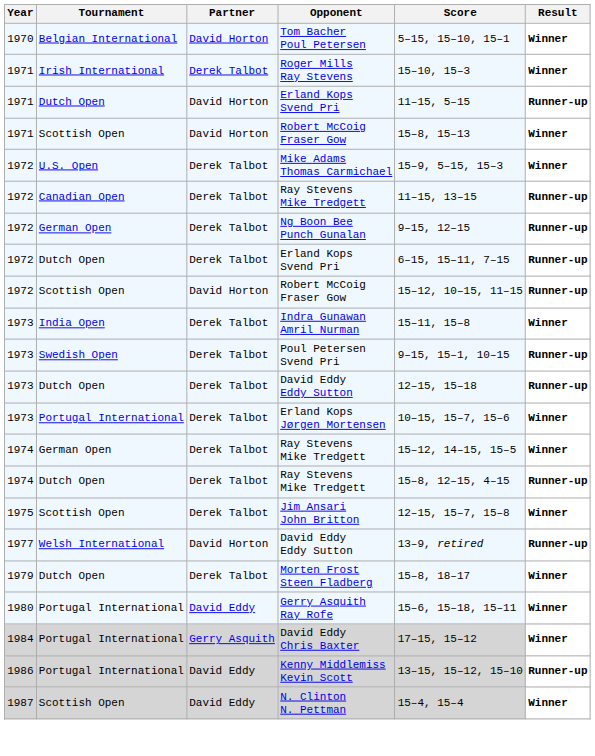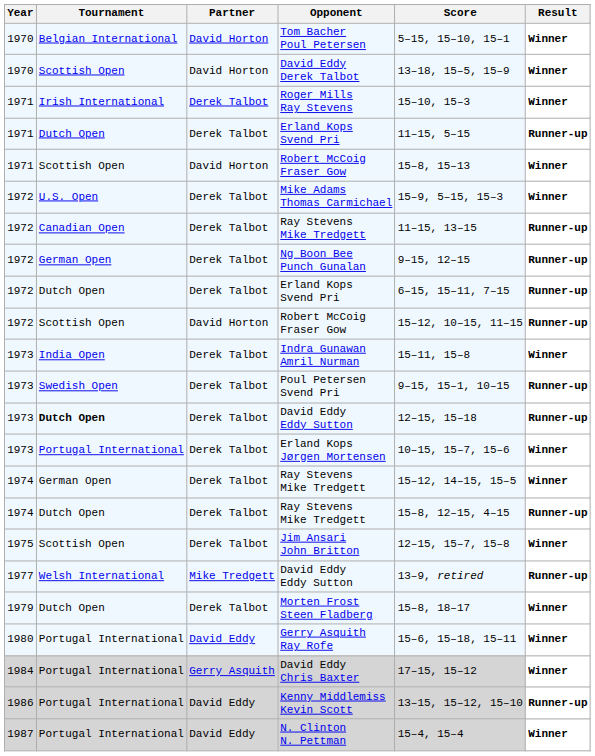+ row: (20, 70)
(229, 102) David Horton -> (229, 133) Derek Talbot
(72, 386) normal -> (72, 418) bold
(229, 545) David Horton -> (232, 576) Mike Tredgett
(82, 703) Scottish Open -> (111, 734) Portugal International
